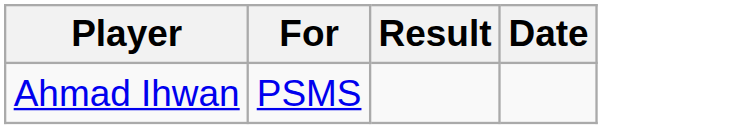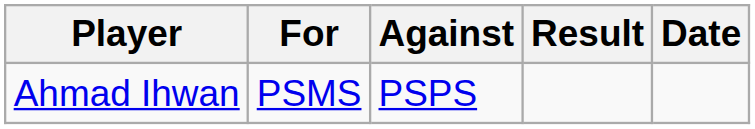+ column: (446, 33)
